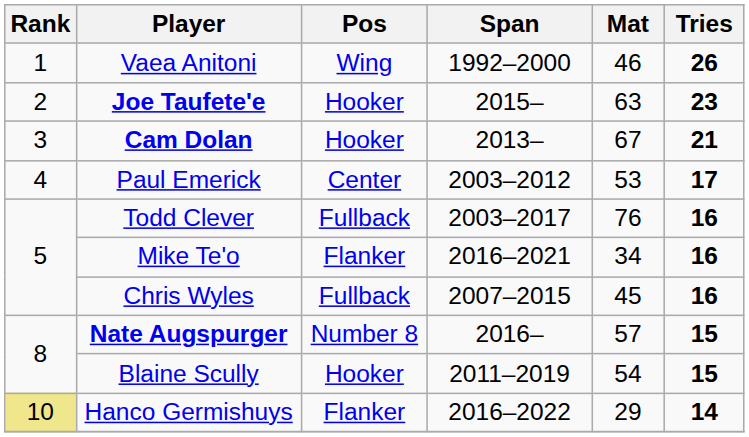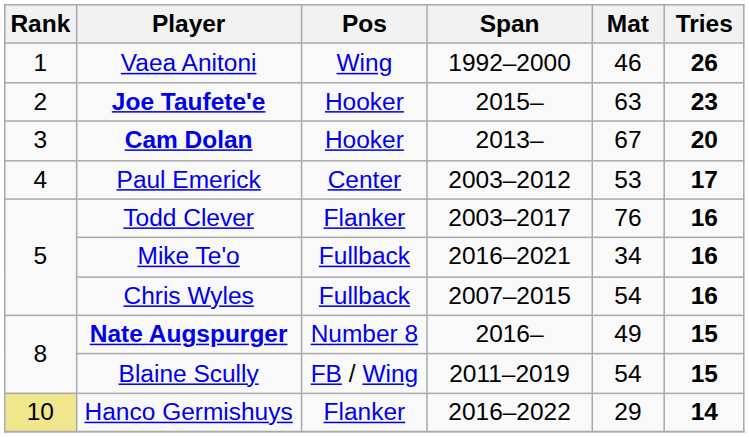(704, 140) 21 -> (704, 140) 20
(364, 218) Fullback -> (364, 218) Flanker
(364, 256) Flanker -> (364, 256) Fullback
(628, 295) 45 -> (628, 295) 54
(628, 334) 57 -> (628, 334) 49
(364, 373) Hooker -> (364, 373) FB / Wing
